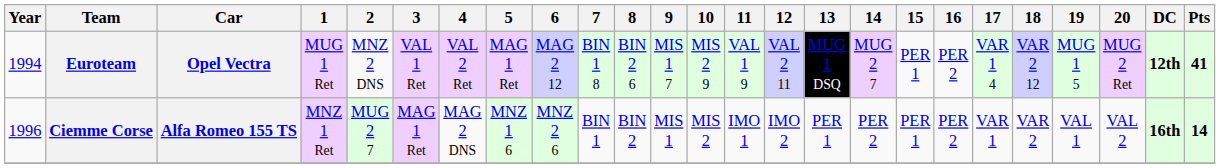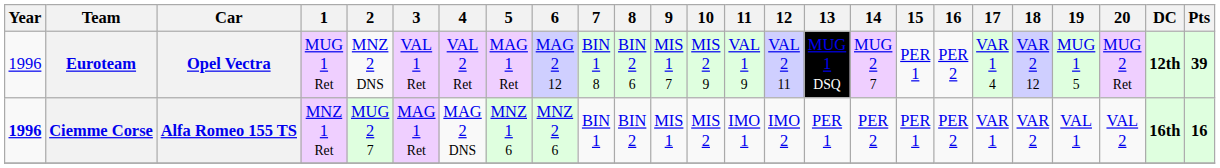(25, 64) 1994 -> (25, 64) 1996
(1199, 64) 41 -> (1199, 64) 39
(25, 130) normal -> (25, 130) bold
(1199, 130) 14 -> (1199, 130) 16
